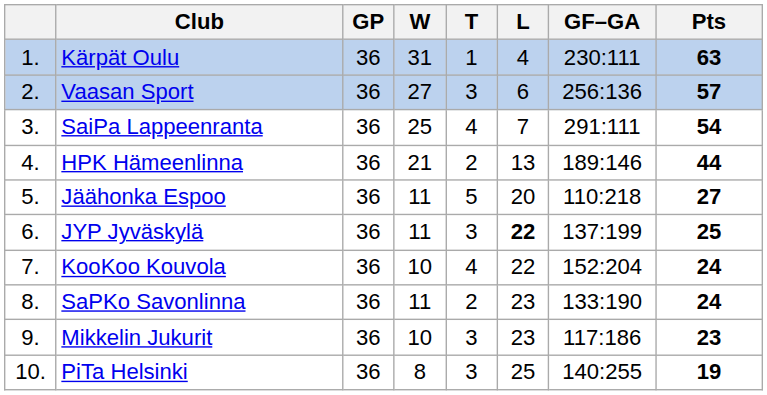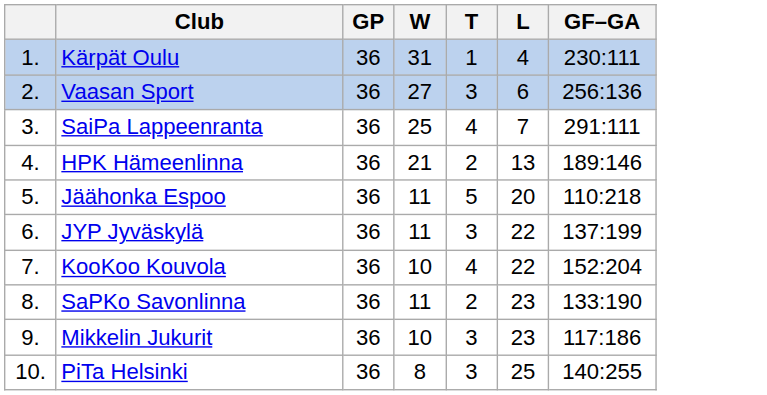- column: (709, 22)
(523, 232) bold -> (523, 232) normal
